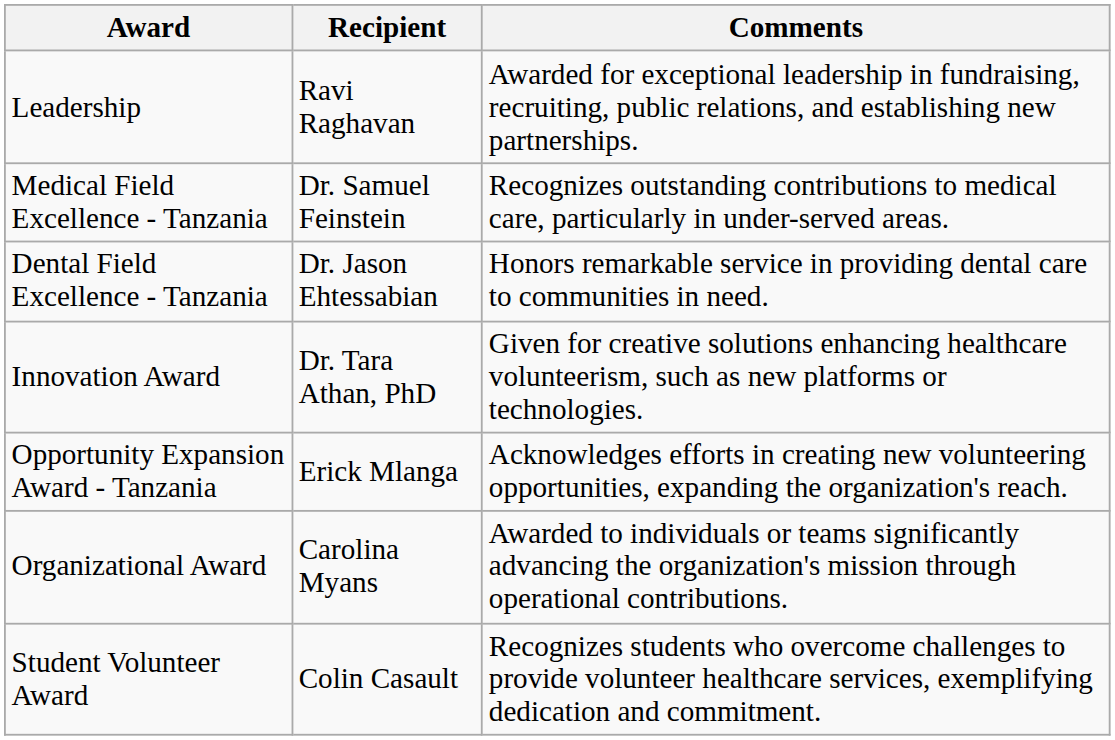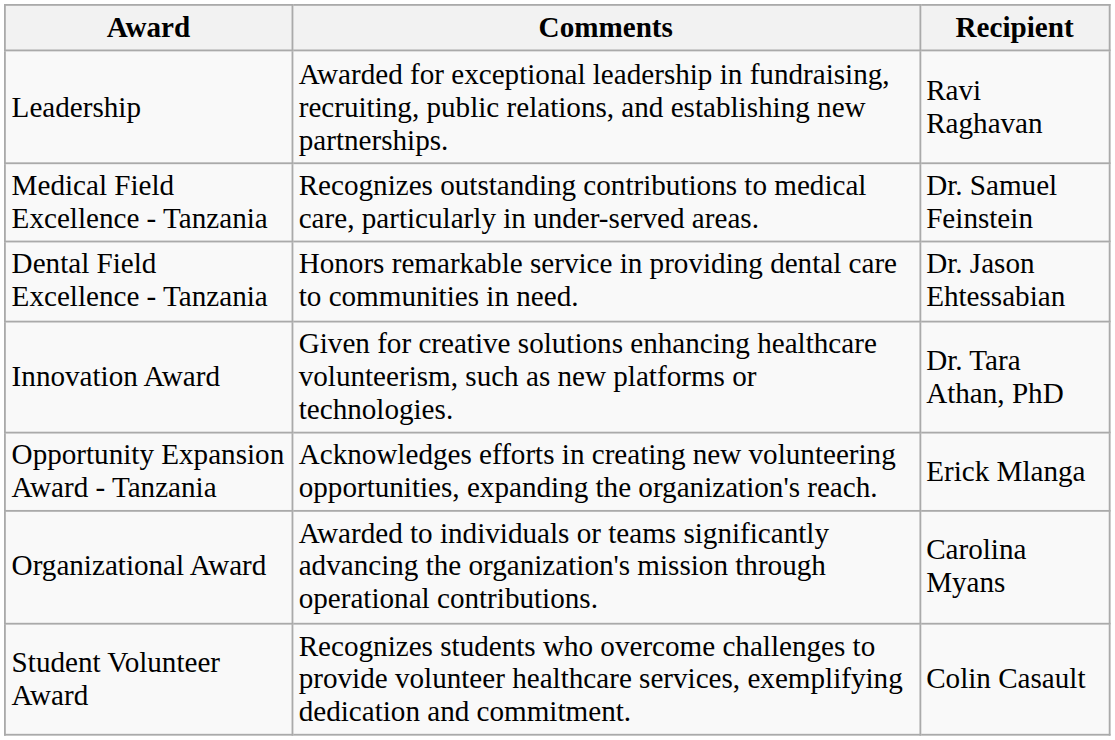columns swapped: (387, 27) <-> (796, 27)
